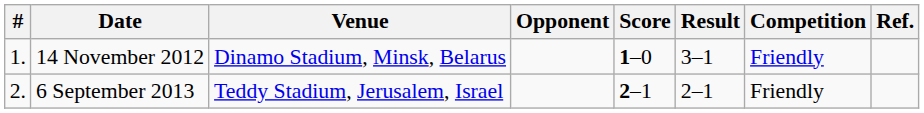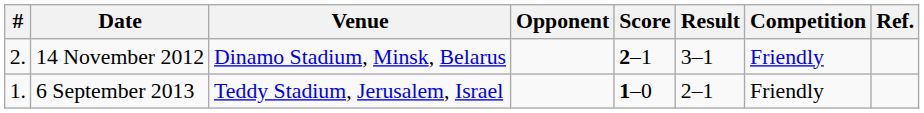(18, 56) 1. -> (18, 56) 2.
(636, 56) 1–0 -> (636, 56) 2–1
(18, 90) 2. -> (18, 90) 1.
(636, 90) 2–1 -> (636, 90) 1–0
